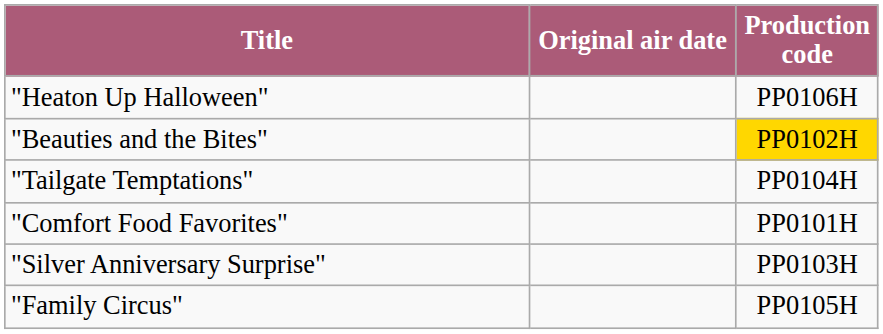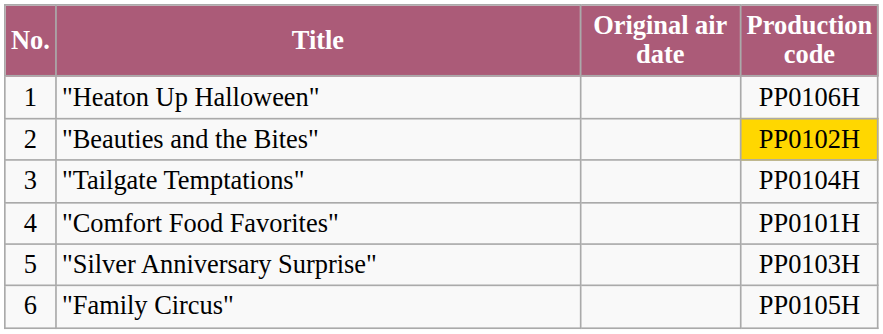+ column: (30, 40)
